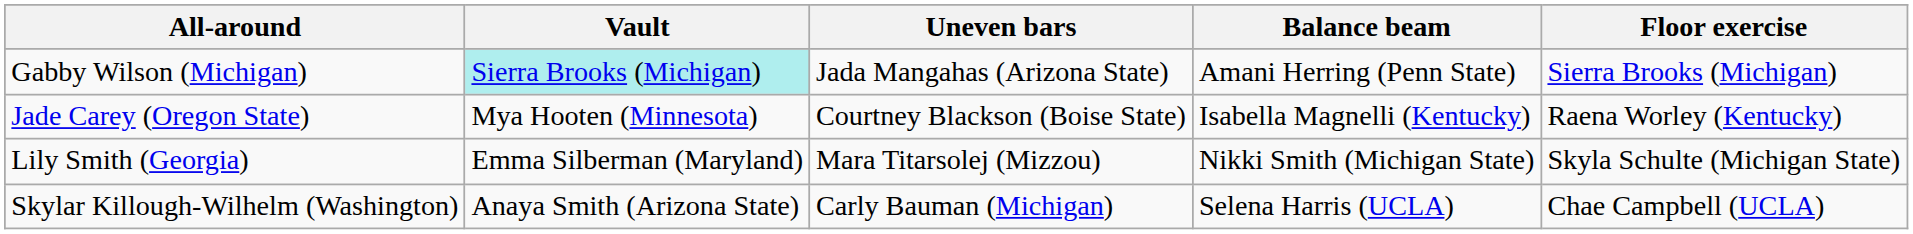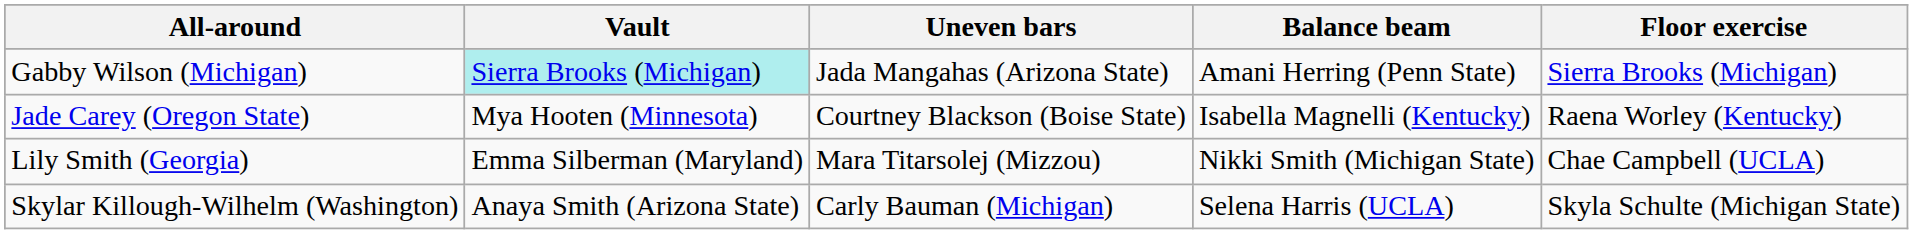(1724, 160) Skyla Schulte (Michigan State) -> (1686, 160) Chae Campbell (UCLA)
(1686, 205) Chae Campbell (UCLA) -> (1724, 205) Skyla Schulte (Michigan State)
